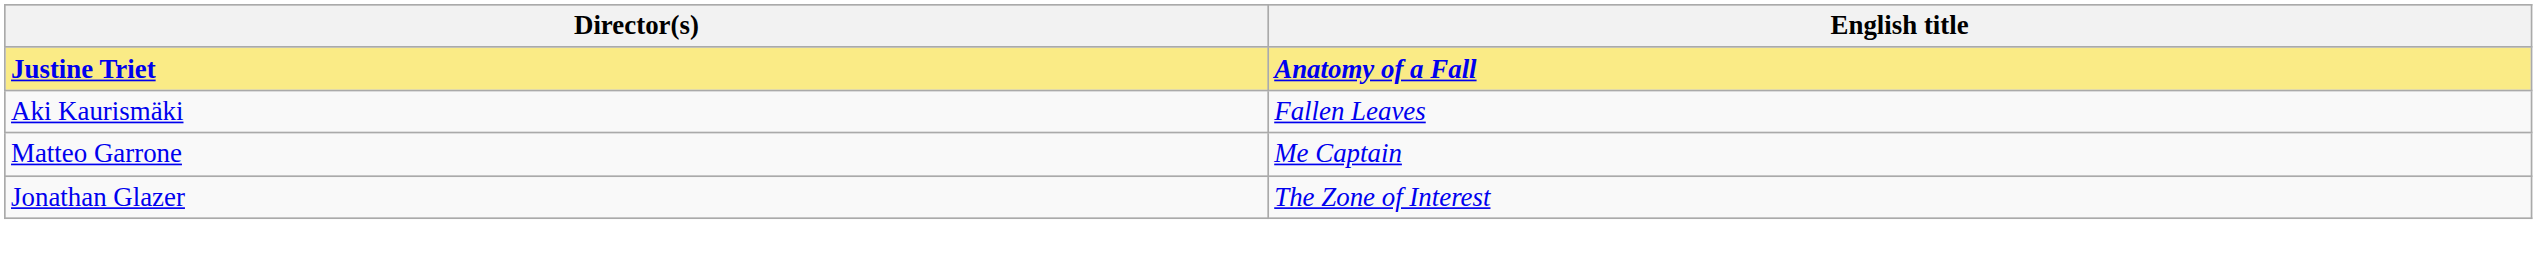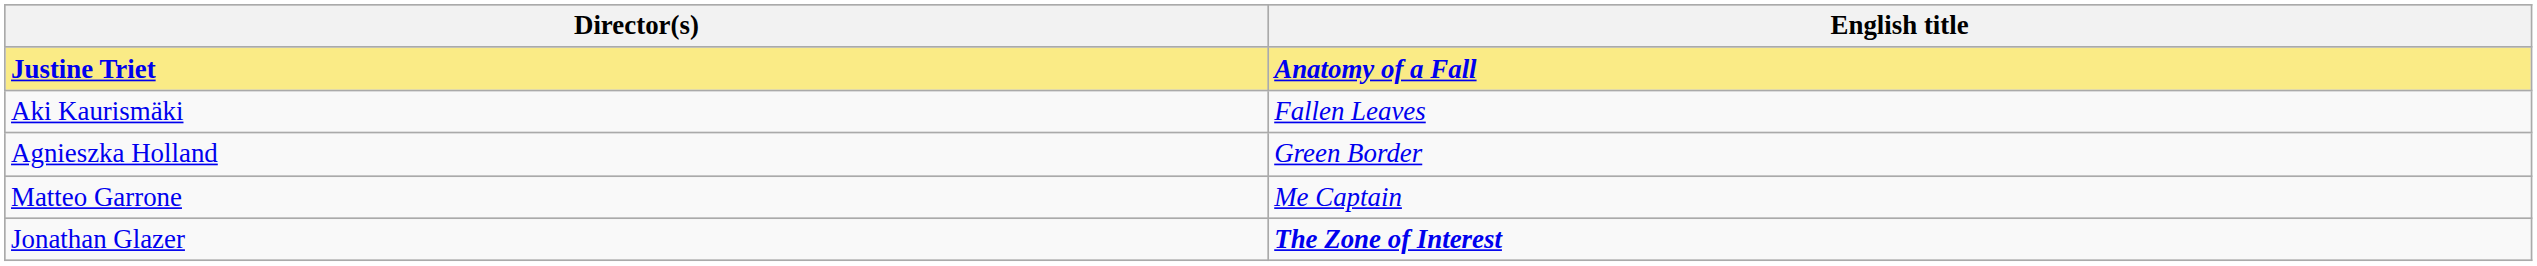+ row: (114, 153)
(1382, 196) normal -> (1388, 238) bold
